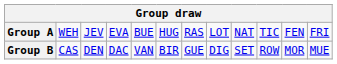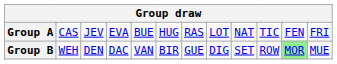(68, 32) WEH -> (68, 32) CAS
(68, 50) CAS -> (68, 50) WEH
(294, 50) no background -> (294, 50) lightgreen background
